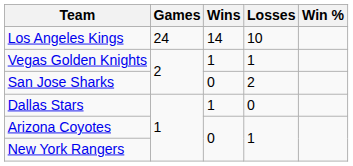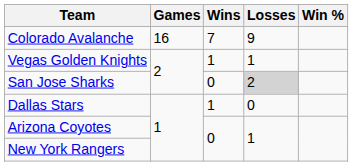- row: (66, 37)
+ row: (71, 37)
(251, 82) no background -> (251, 82) lightgrey background
